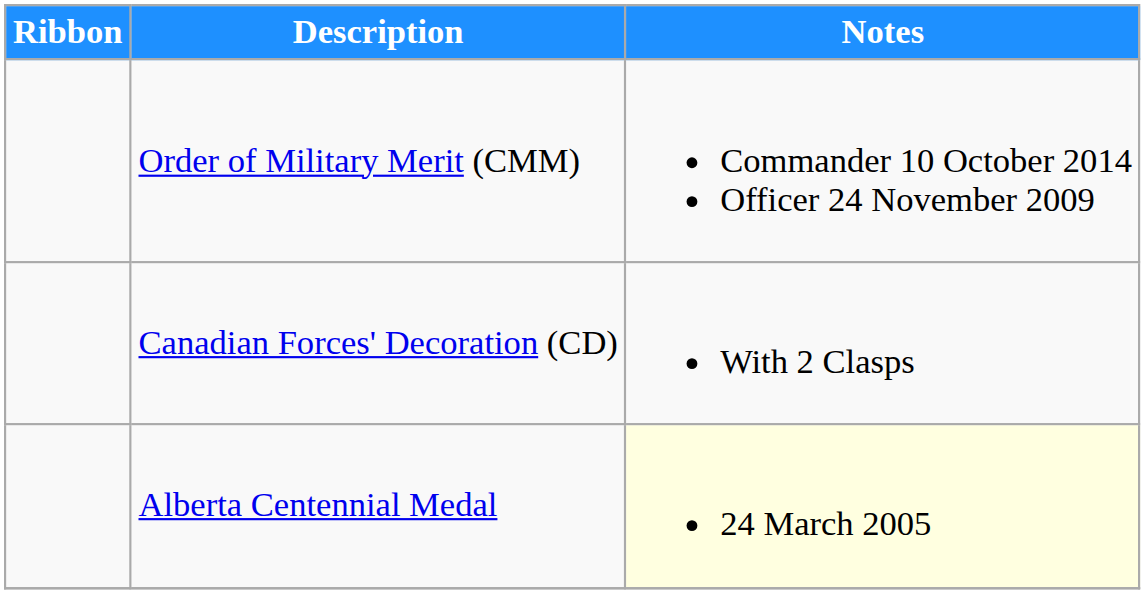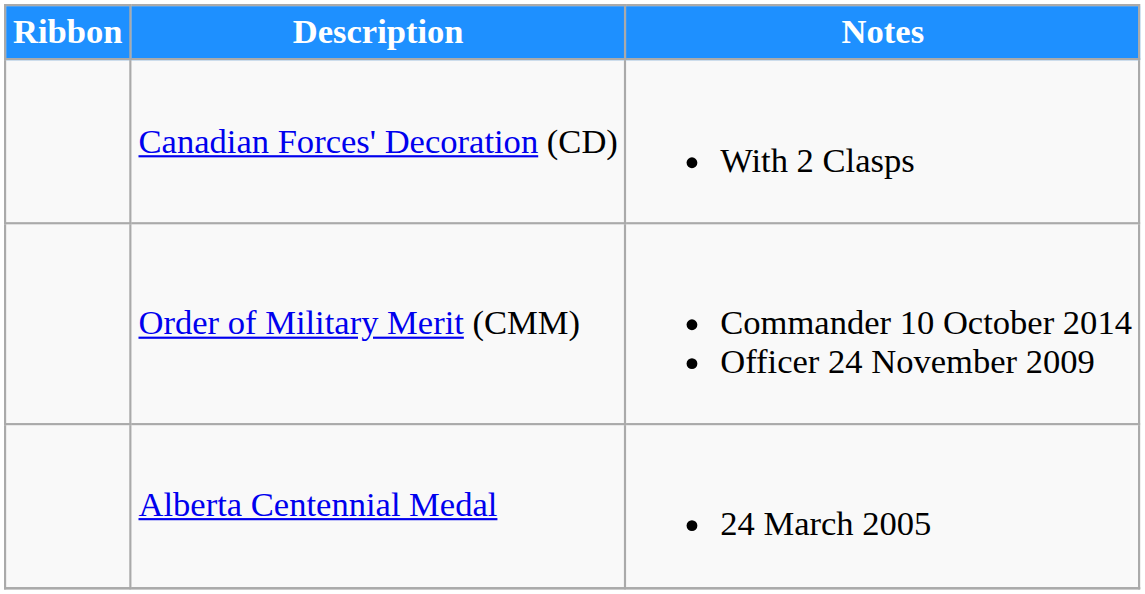rows swapped: (359, 160) <-> (378, 342)
(883, 525) lightyellow background -> (883, 525) no background
